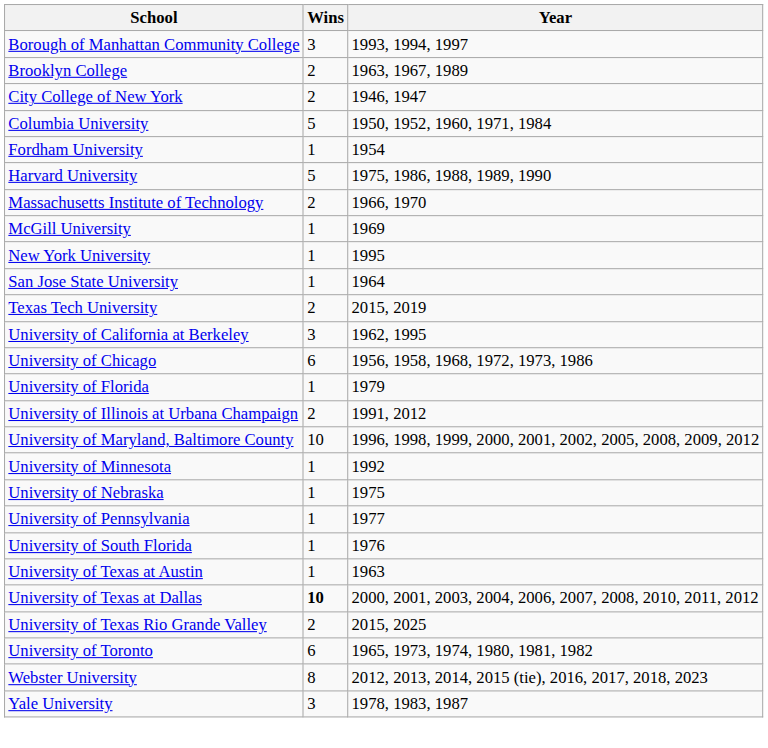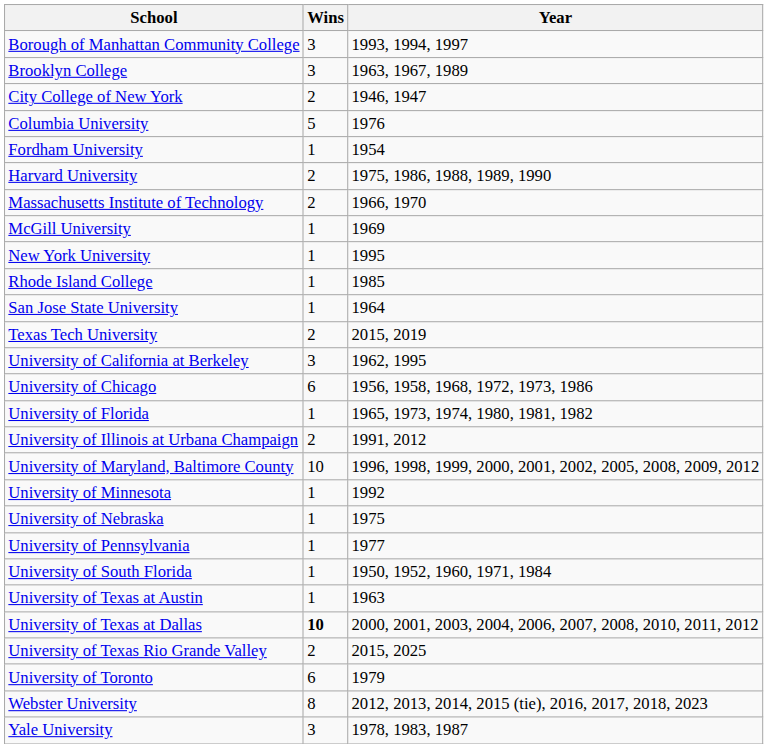(311, 70) 2 -> (311, 70) 3
(451, 123) 1950, 1952, 1960, 1971, 1984 -> (368, 123) 1976
(311, 176) 5 -> (311, 176) 2
+ row: (80, 281)
(368, 387) 1979 -> (472, 413) 1965, 1973, 1974, 1980, 1981, 1982
(368, 545) 1976 -> (451, 571) 1950, 1952, 1960, 1971, 1984
(472, 651) 1965, 1973, 1974, 1980, 1981, 1982 -> (368, 677) 1979
